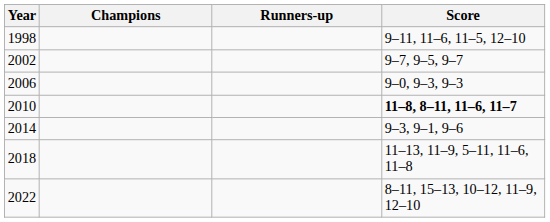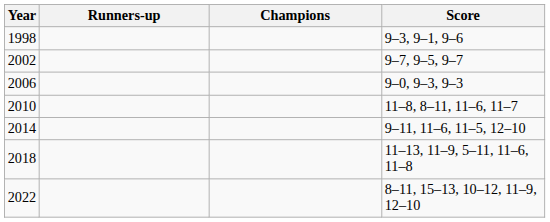columns swapped: (126, 15) <-> (297, 15)
(455, 38) 9–11, 11–6, 11–5, 12–10 -> (424, 38) 9–3, 9–1, 9–6
(451, 106) bold -> (451, 106) normal
(424, 128) 9–3, 9–1, 9–6 -> (455, 128) 9–11, 11–6, 11–5, 12–10
